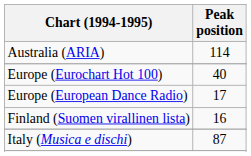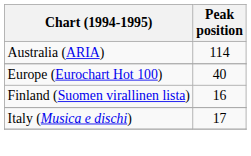- row: (98, 96)
(220, 140) 87 -> (220, 118) 17
